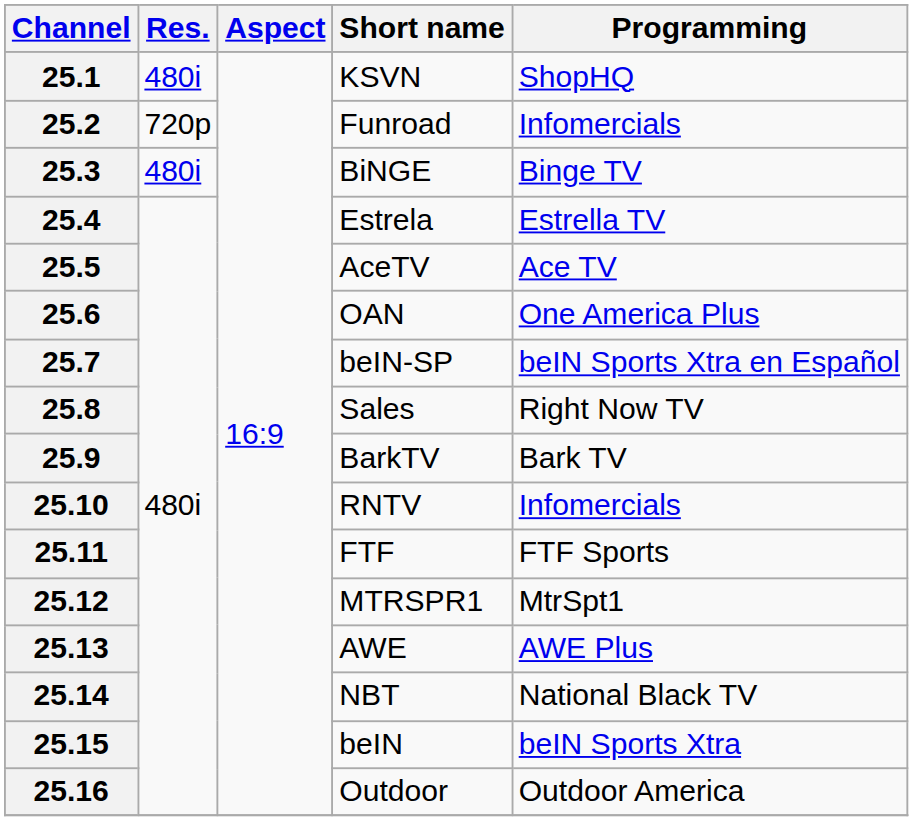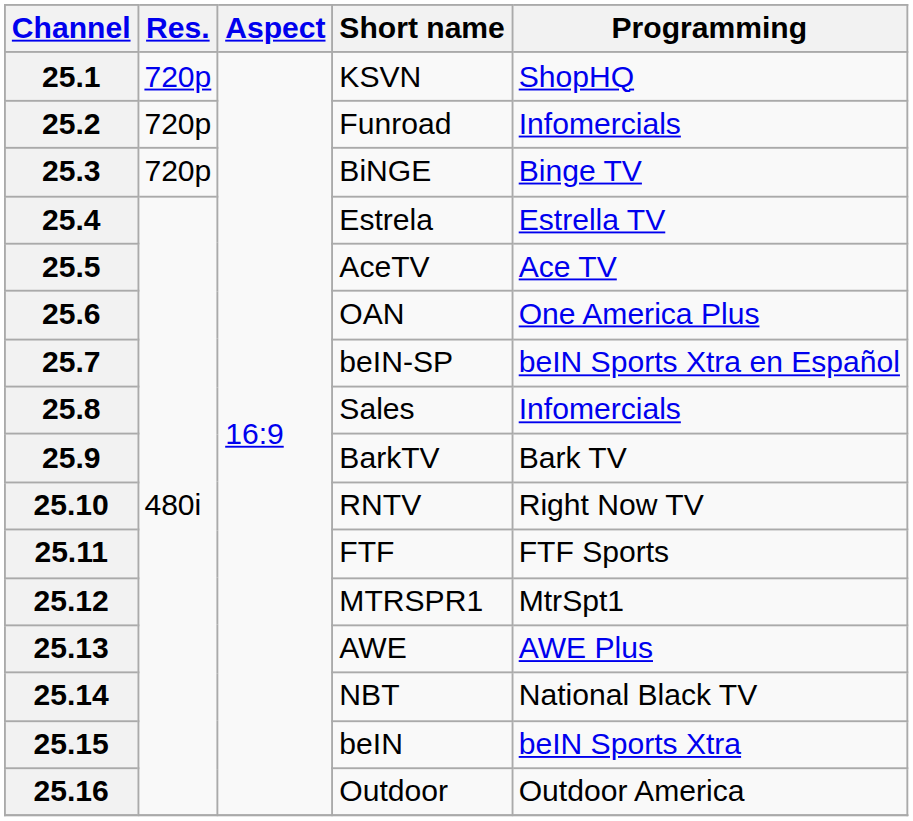(173, 76) 480i -> (178, 76) 720p
(173, 171) 480i -> (178, 171) 720p
(611, 409) Right Now TV -> (600, 409) Infomercials
(600, 505) Infomercials -> (611, 505) Right Now TV
